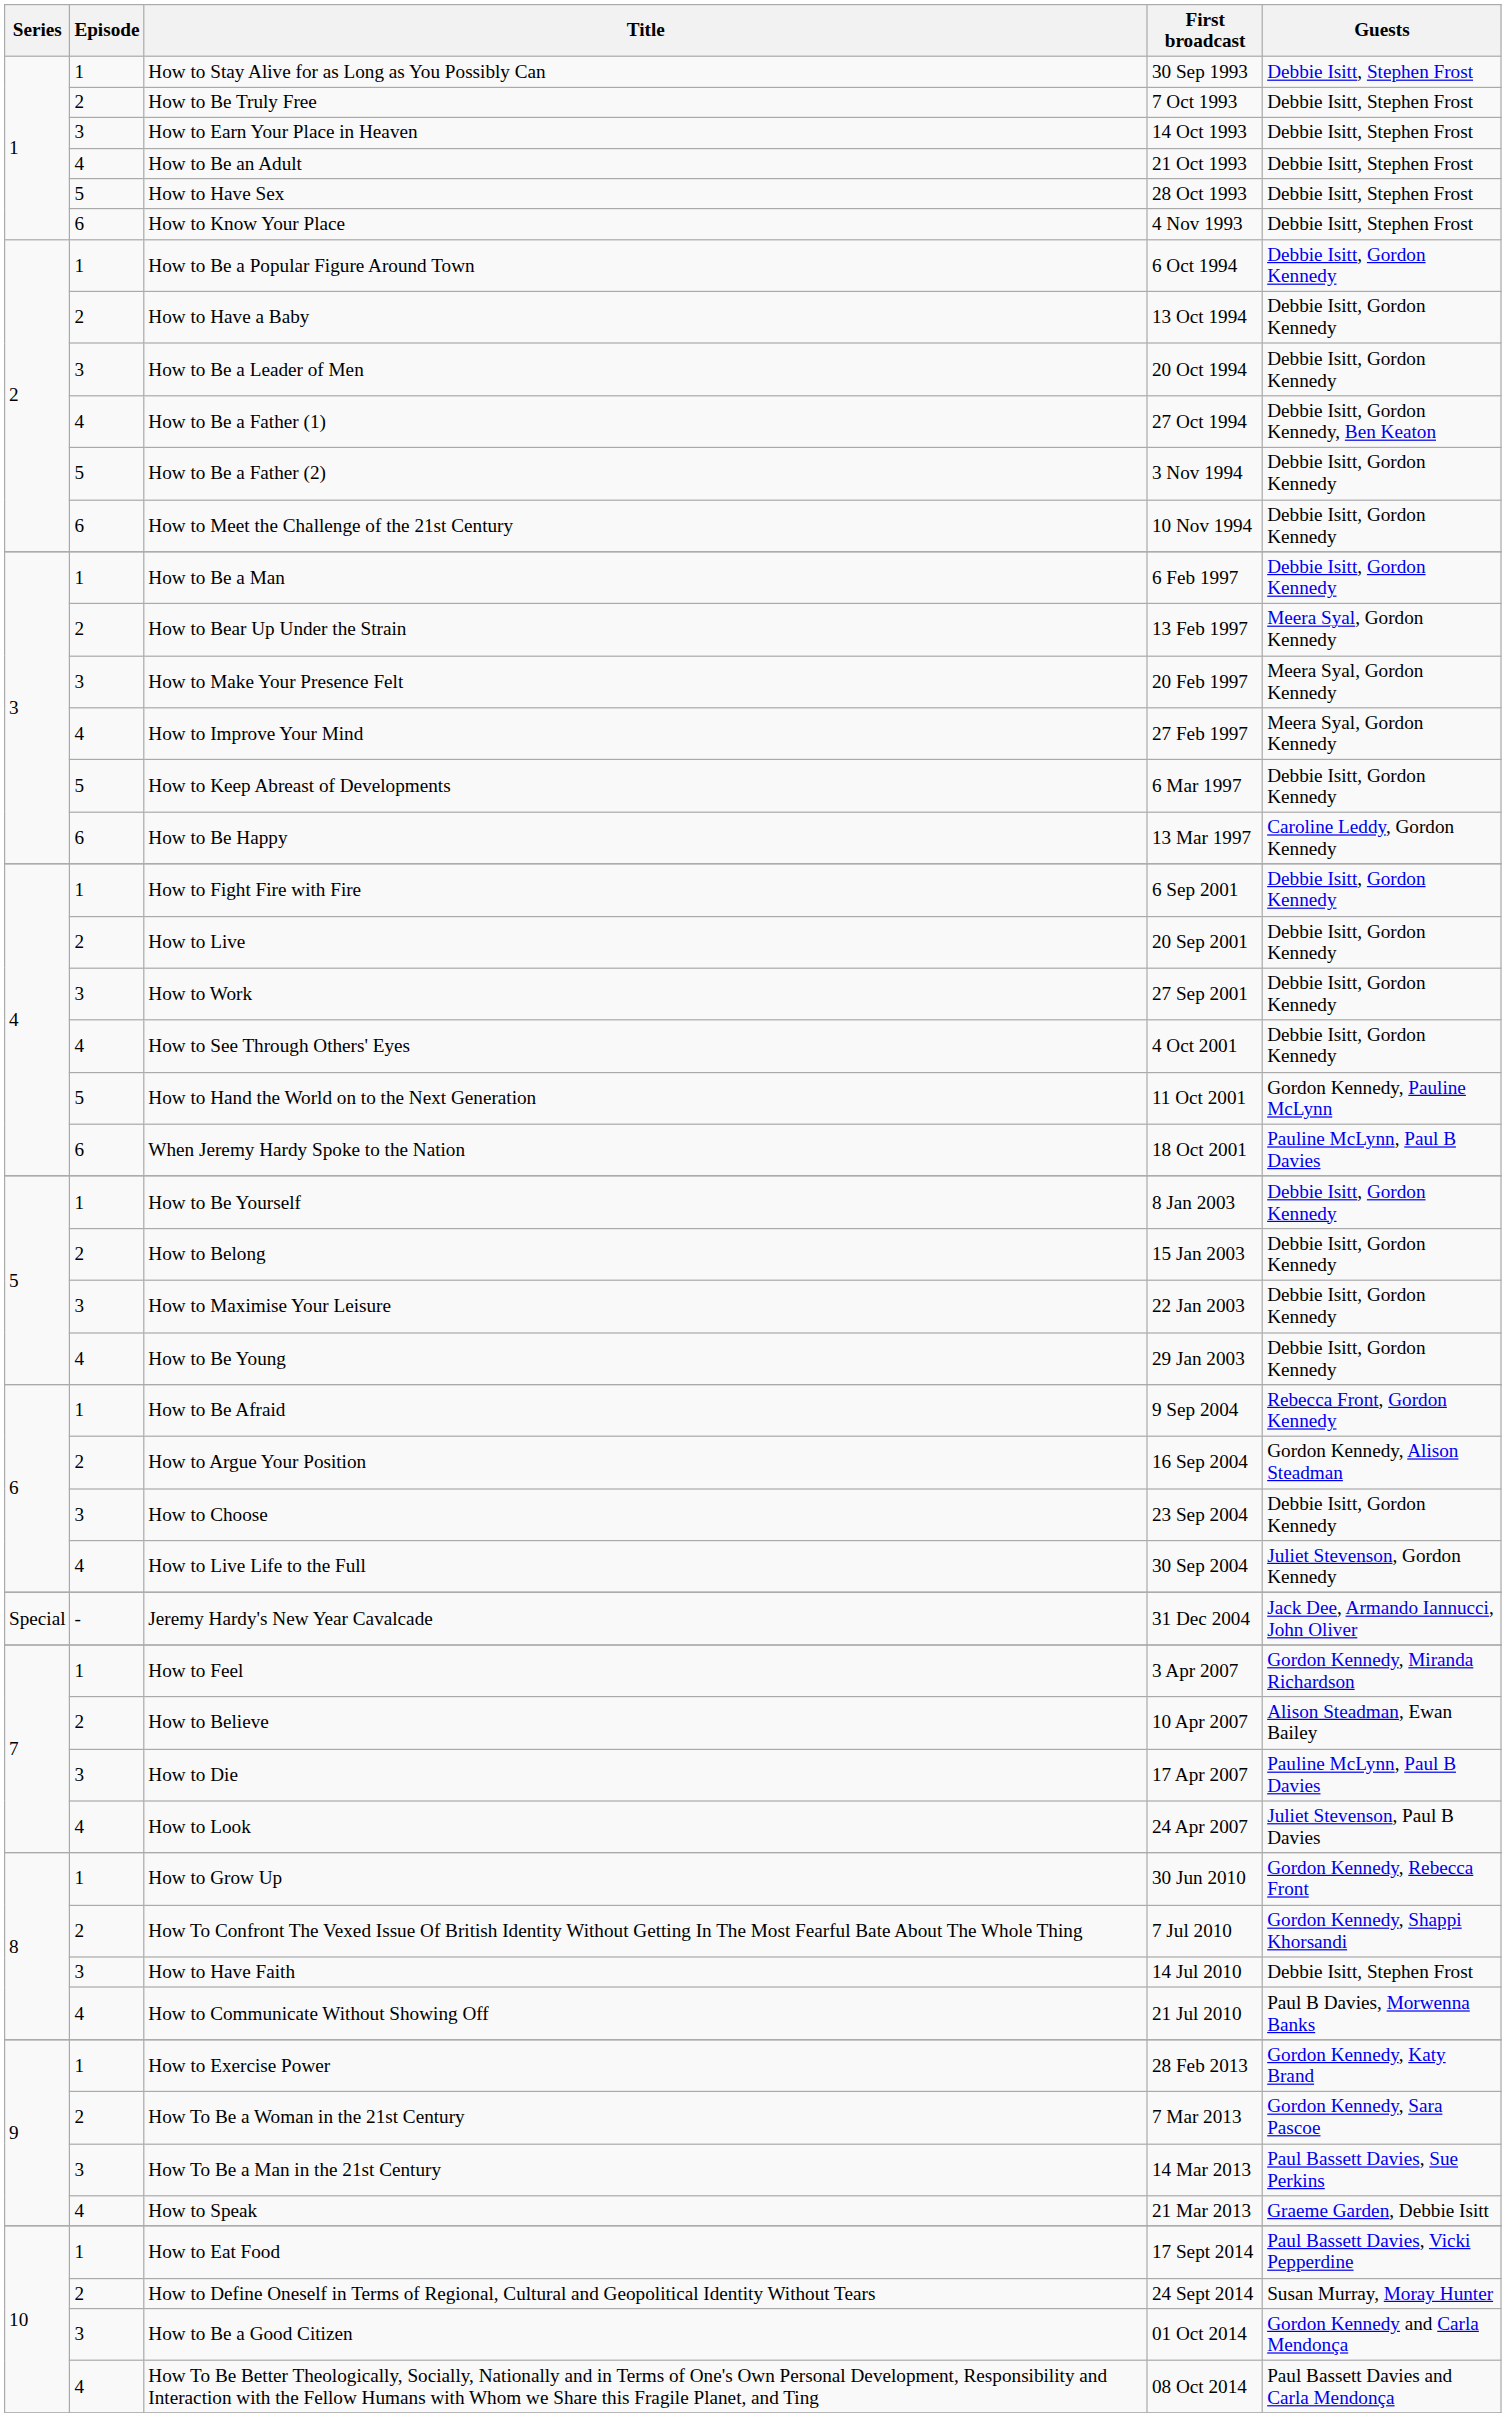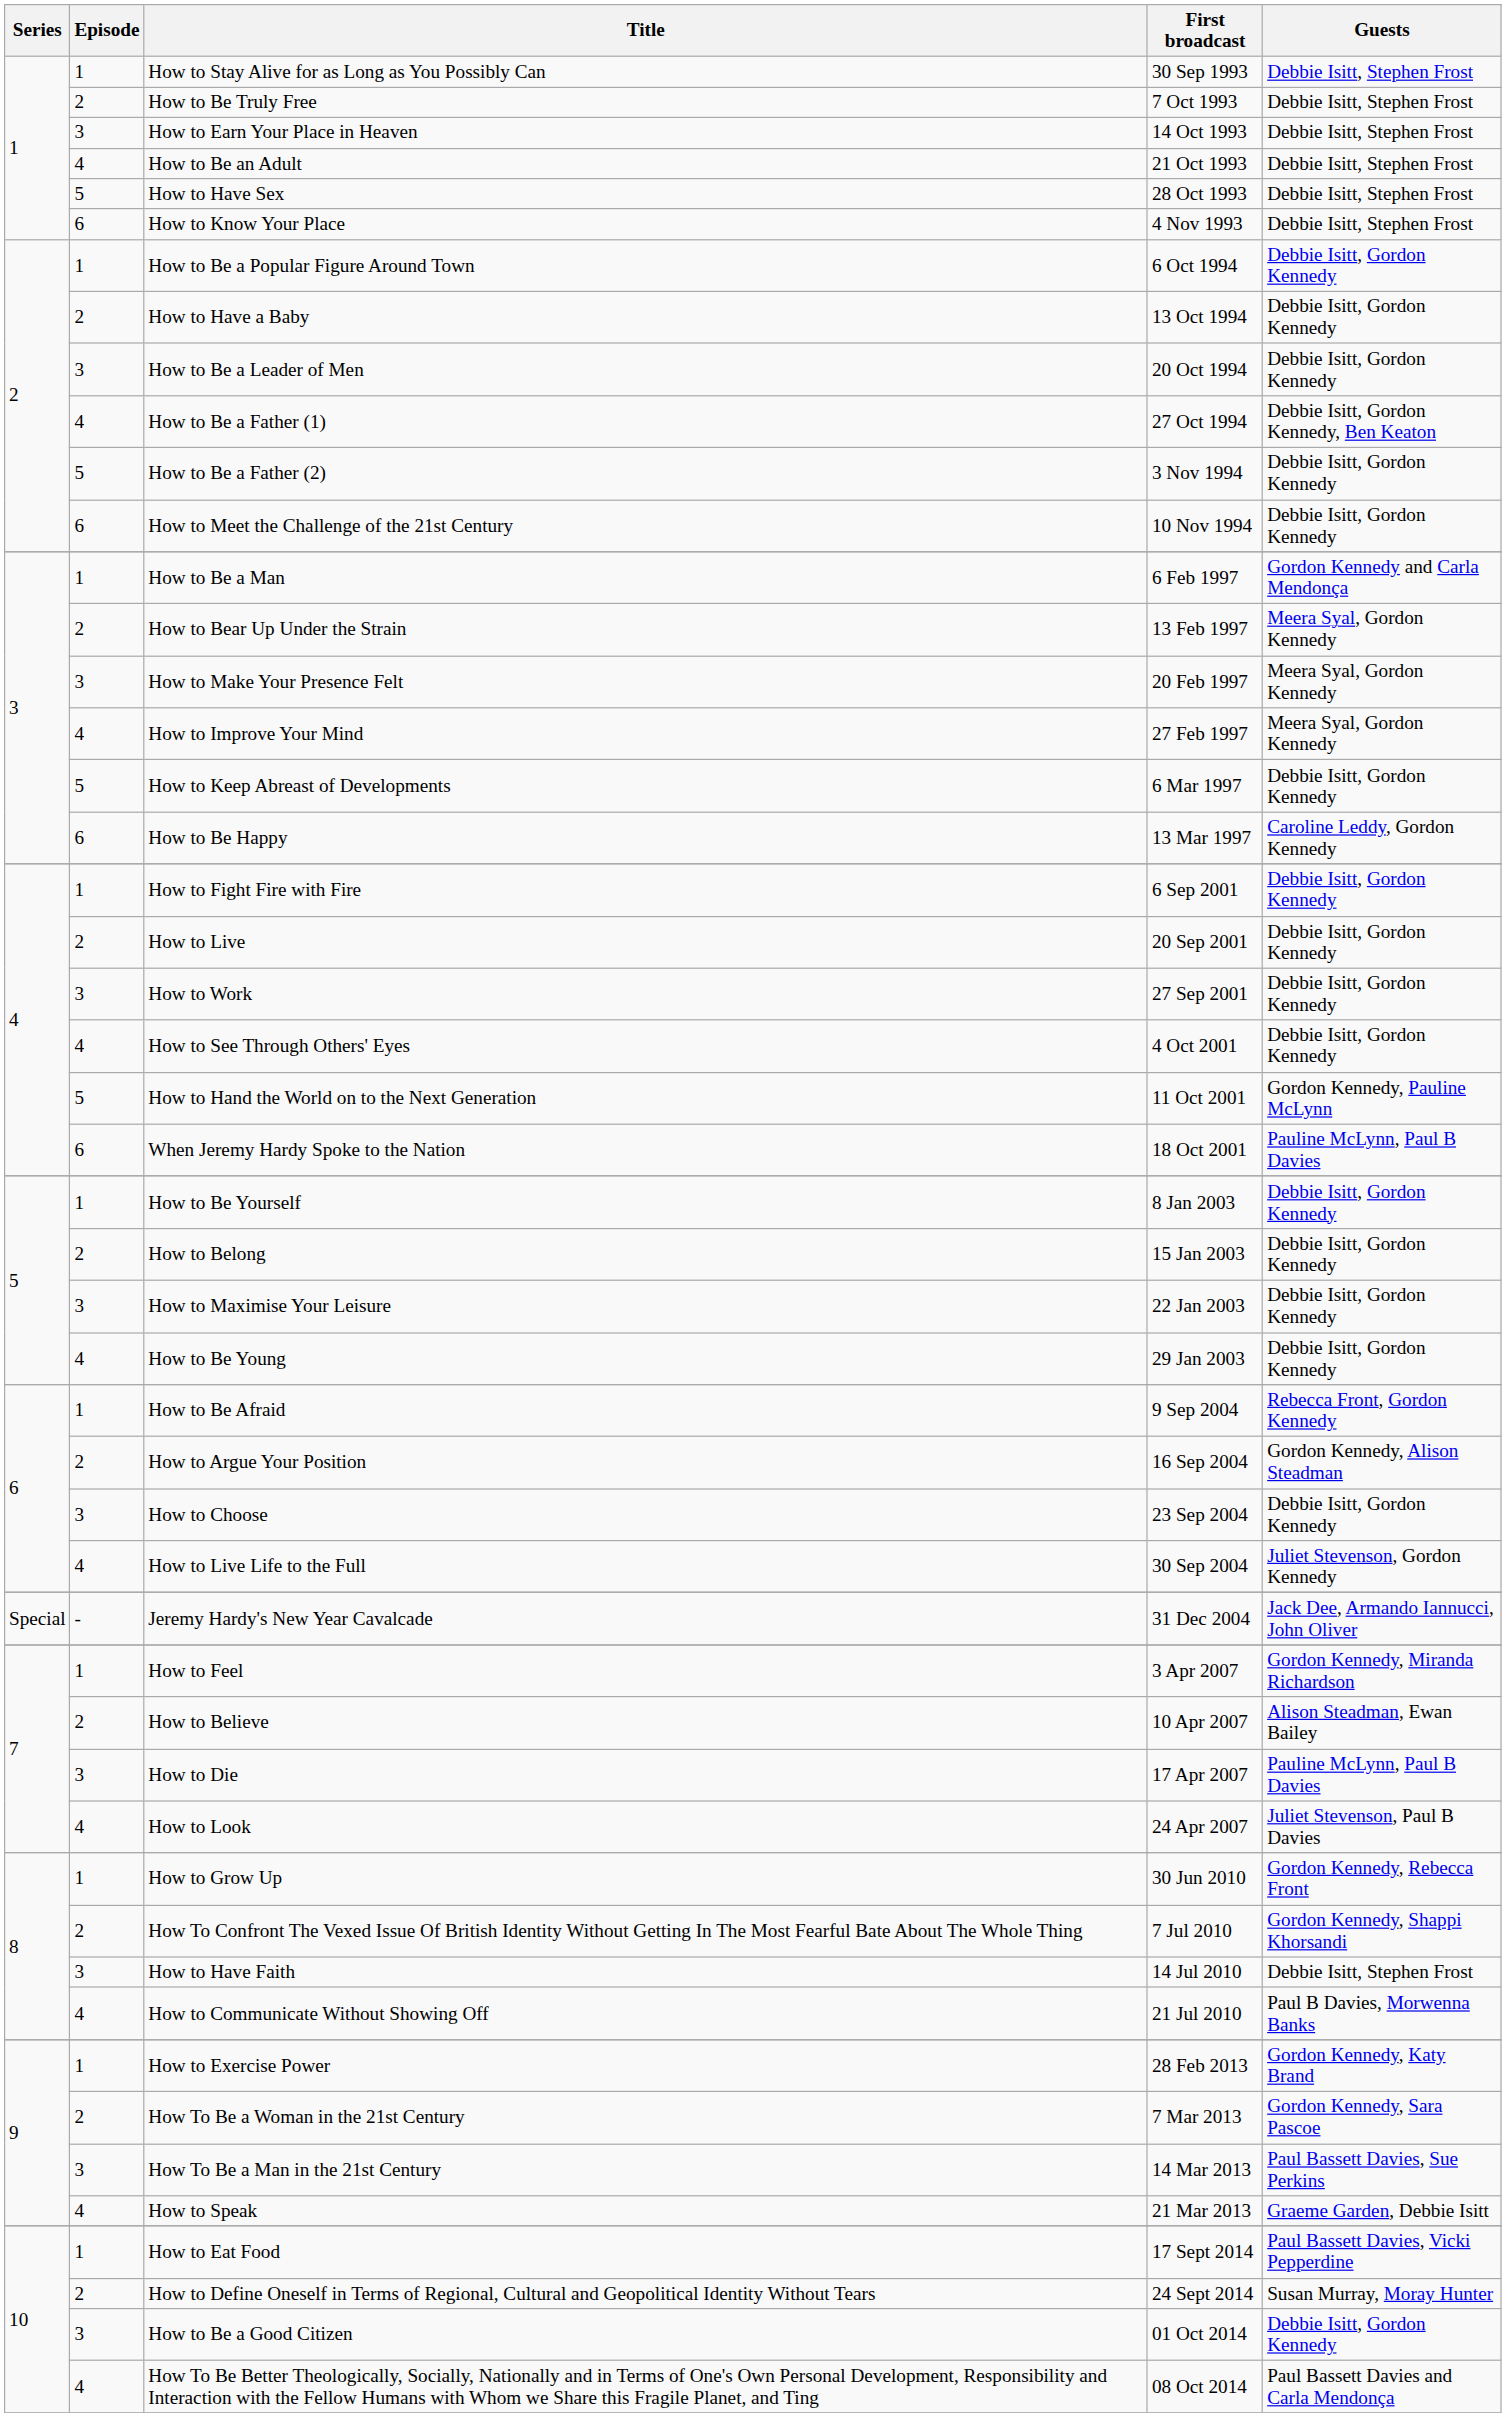(1346, 577) Debbie Isitt, Gordon Kennedy -> (1373, 577) Gordon Kennedy and Carla Mendonça
(1373, 2334) Gordon Kennedy and Carla Mendonça -> (1346, 2334) Debbie Isitt, Gordon Kennedy
